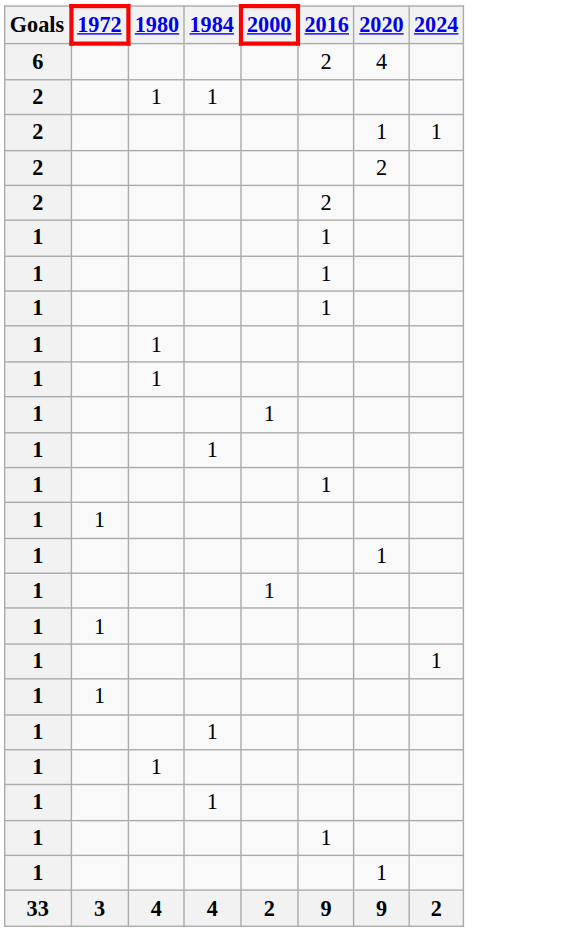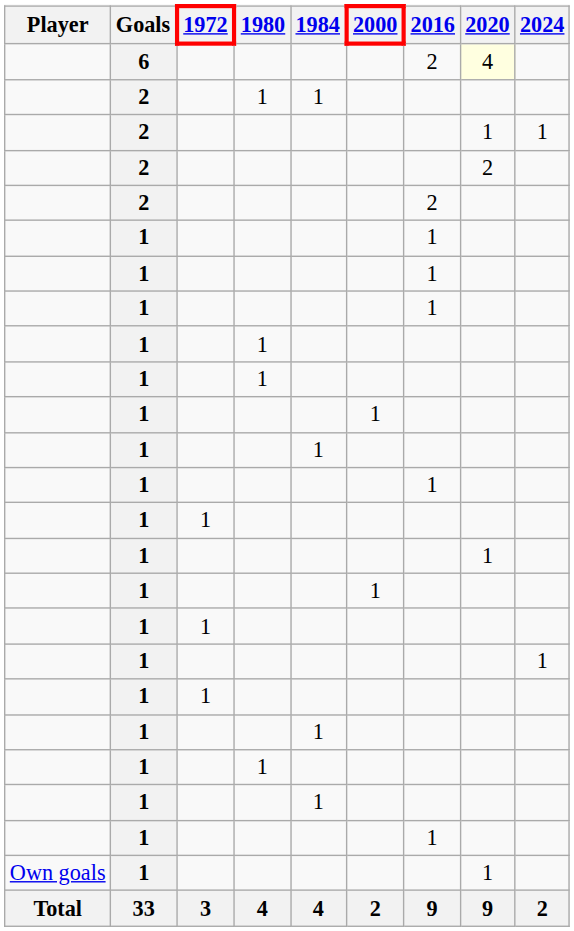+ column: (58, 24)
(381, 61) no background -> (487, 61) lightyellow background
